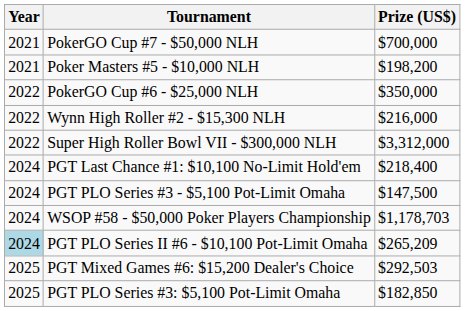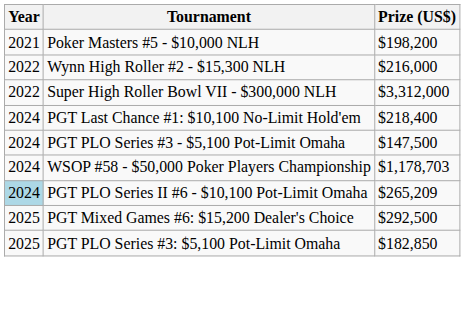- row: (153, 42)
- row: (153, 92)
(408, 268) $292,503 -> (408, 218) $292,500
